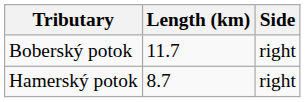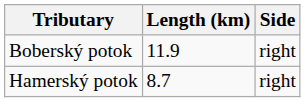(163, 50) 11.7 -> (163, 50) 11.9
